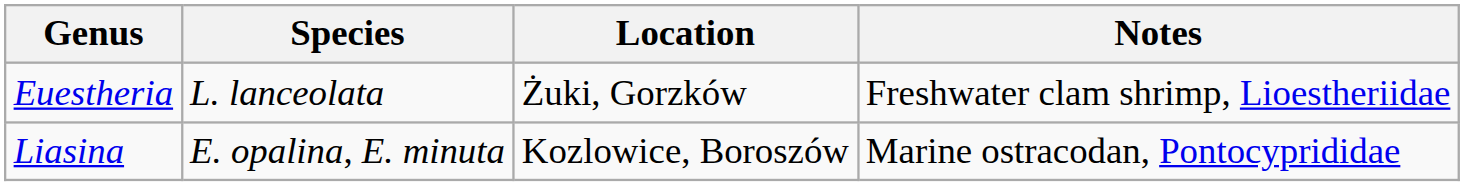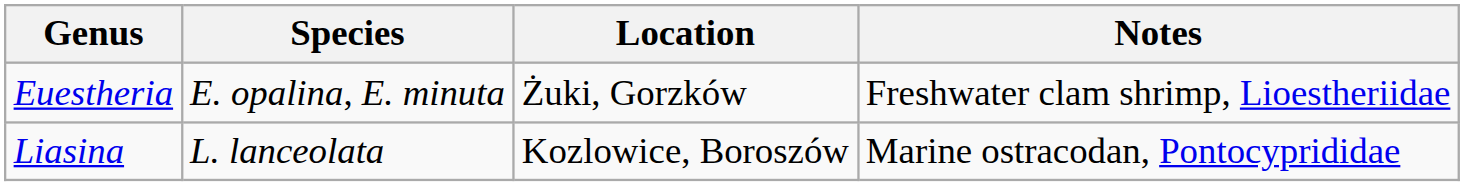(287, 92) L. lanceolata -> (347, 92) E. opalina, E. minuta
(347, 150) E. opalina, E. minuta -> (287, 150) L. lanceolata
